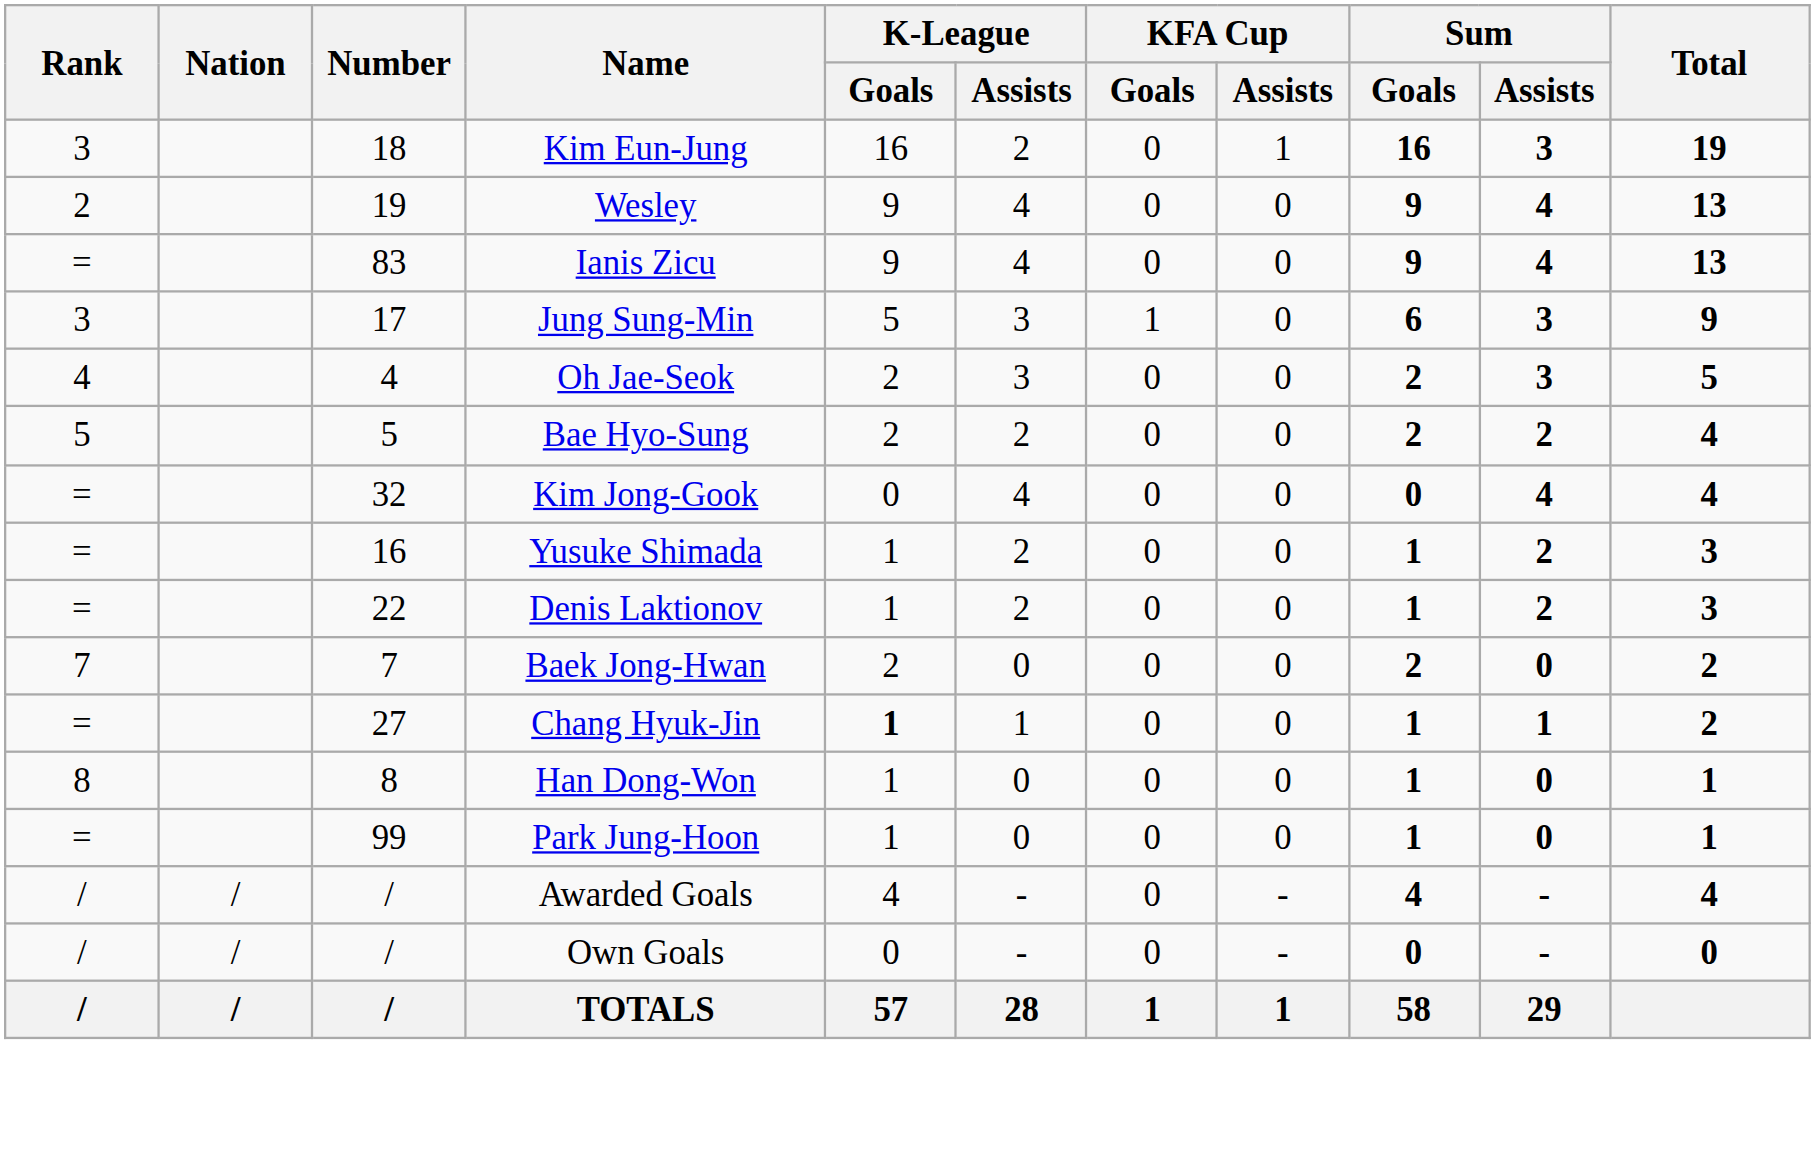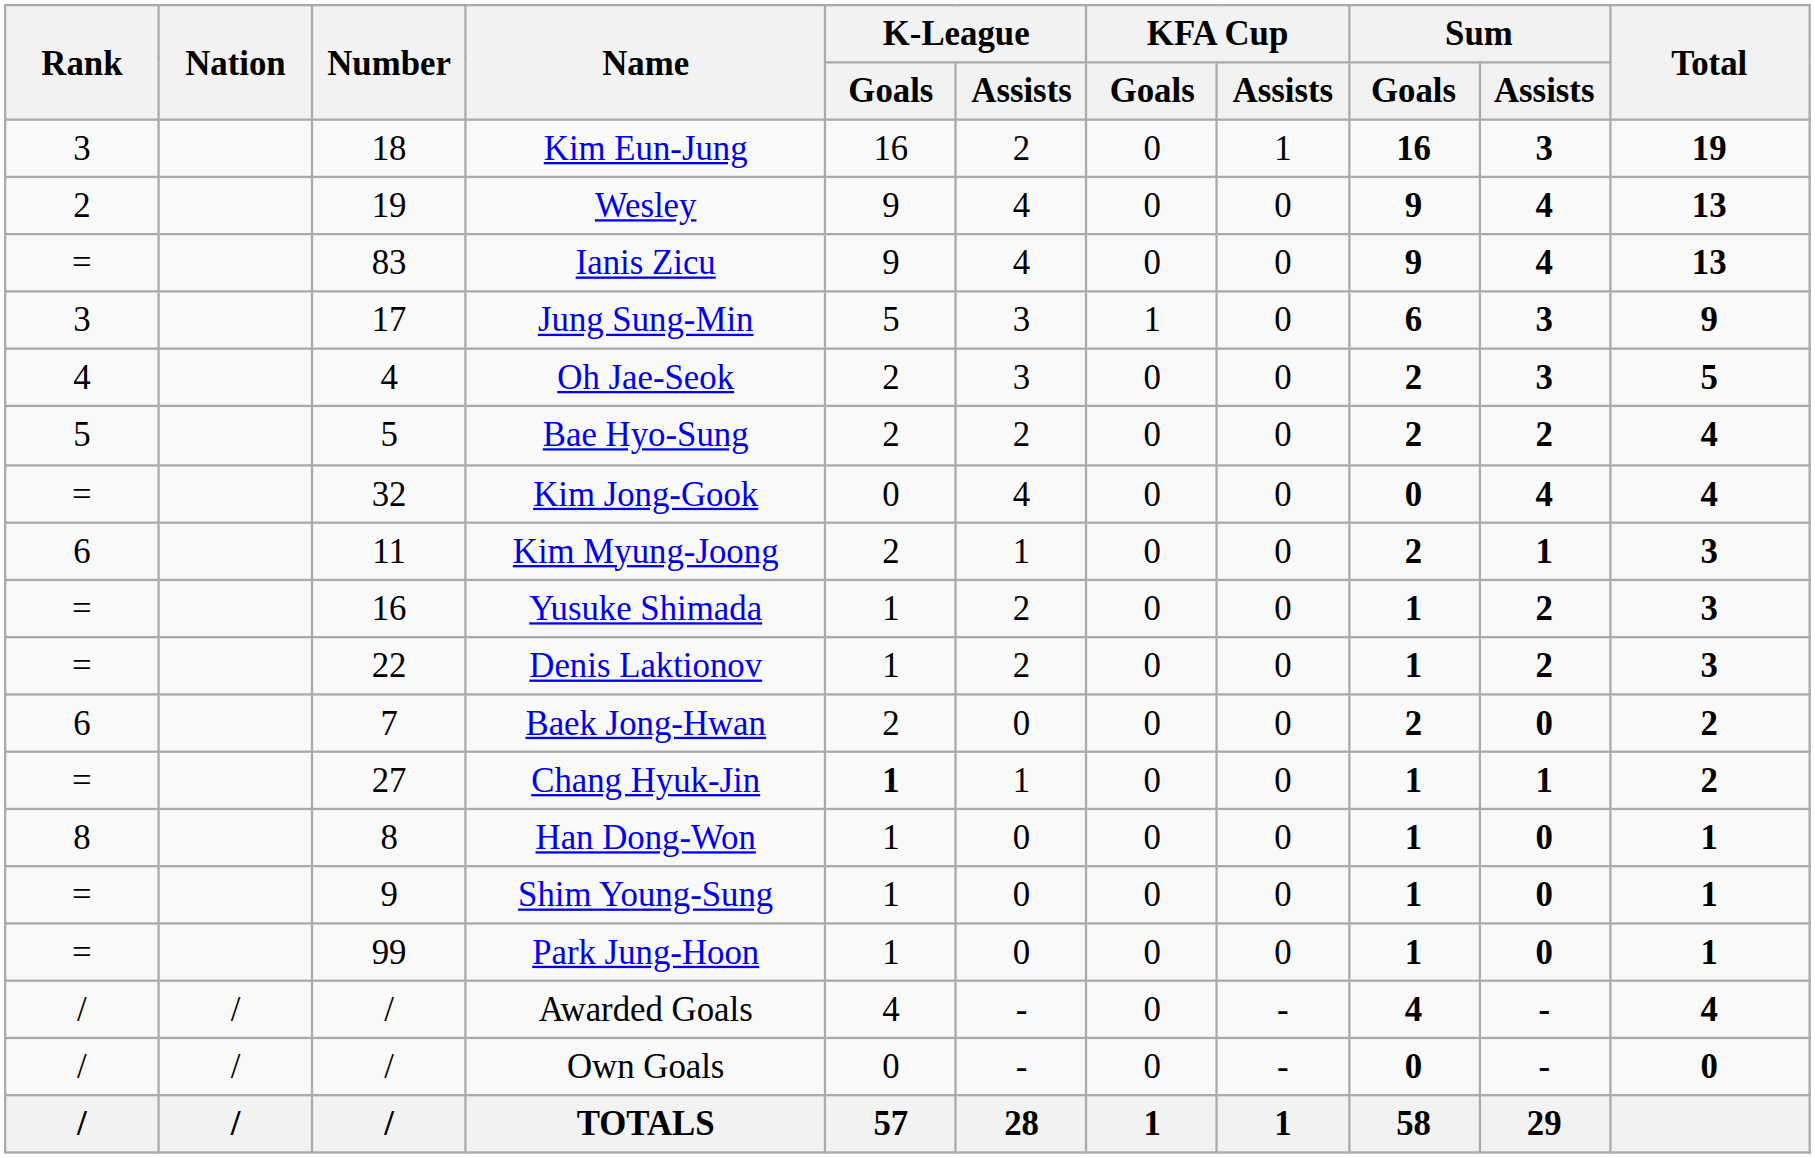+ row: (646, 549)
(82, 664) 7 -> (82, 722) 6
+ row: (646, 894)
